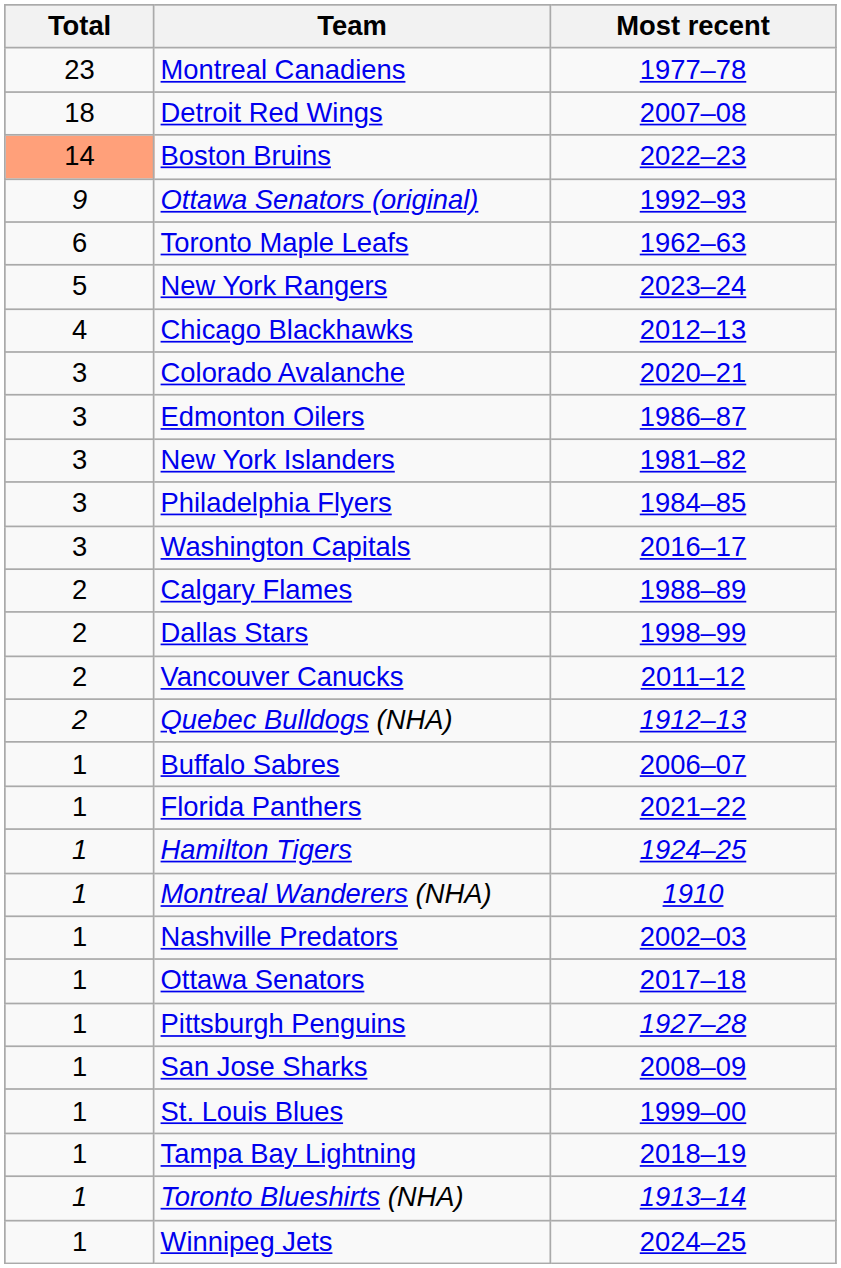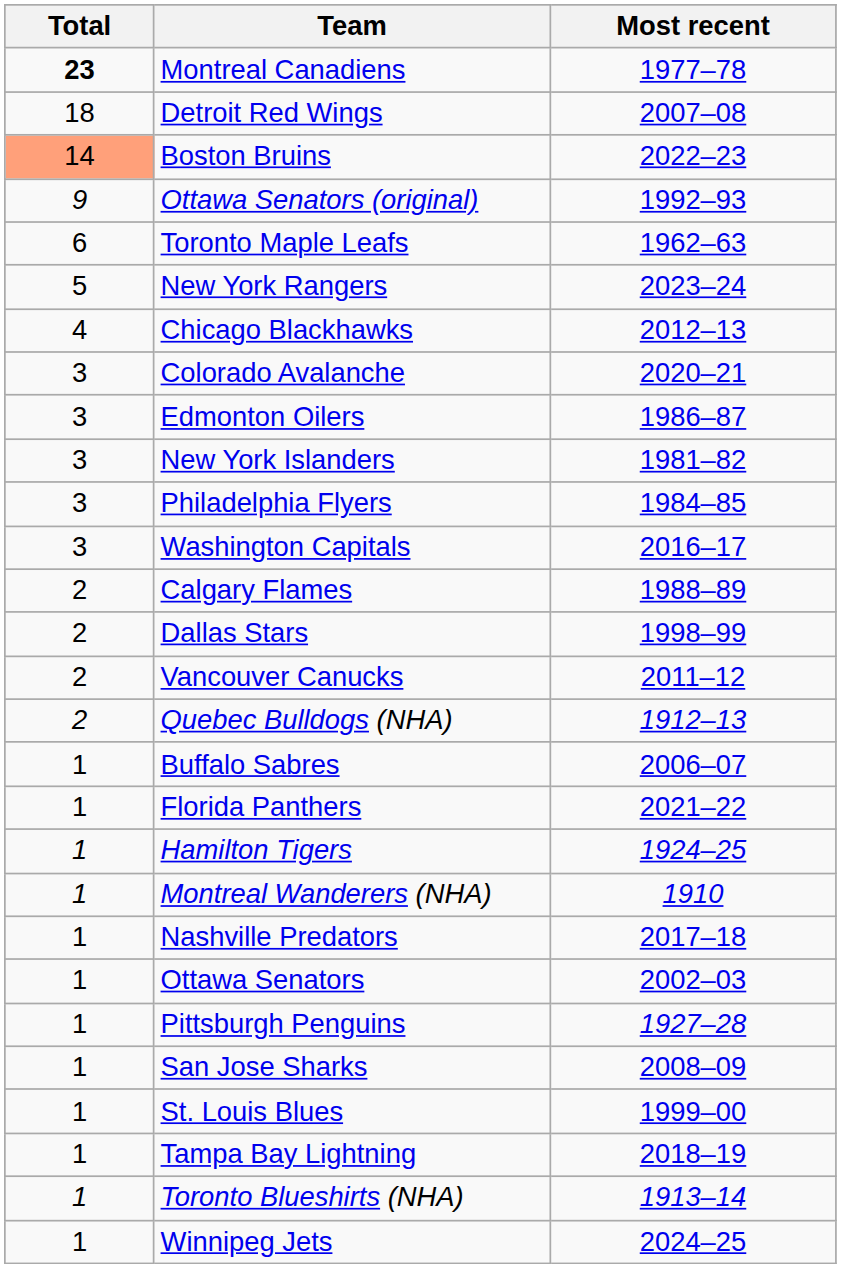(80, 69) normal -> (80, 69) bold
(693, 937) 2002–03 -> (693, 937) 2017–18
(693, 980) 2017–18 -> (693, 980) 2002–03
